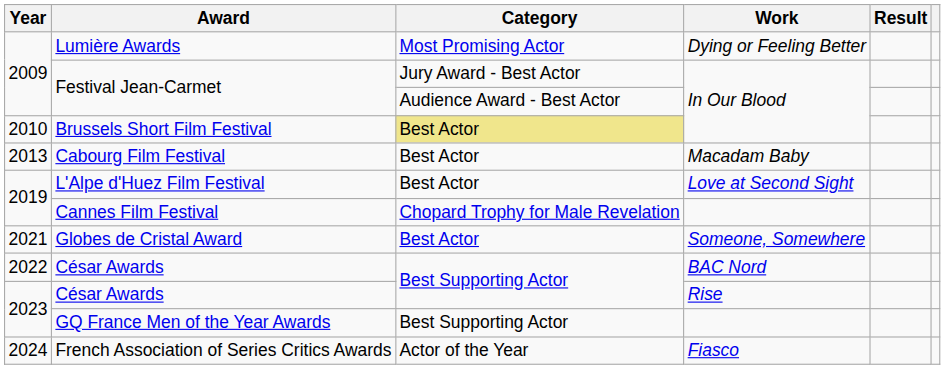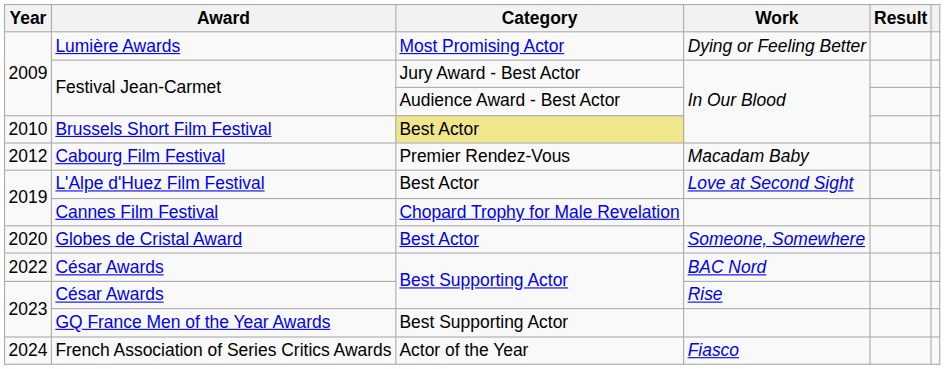(28, 156) 2013 -> (28, 156) 2012
(439, 156) Best Actor -> (485, 156) Premier Rendez-Vous
(28, 239) 2021 -> (28, 239) 2020
